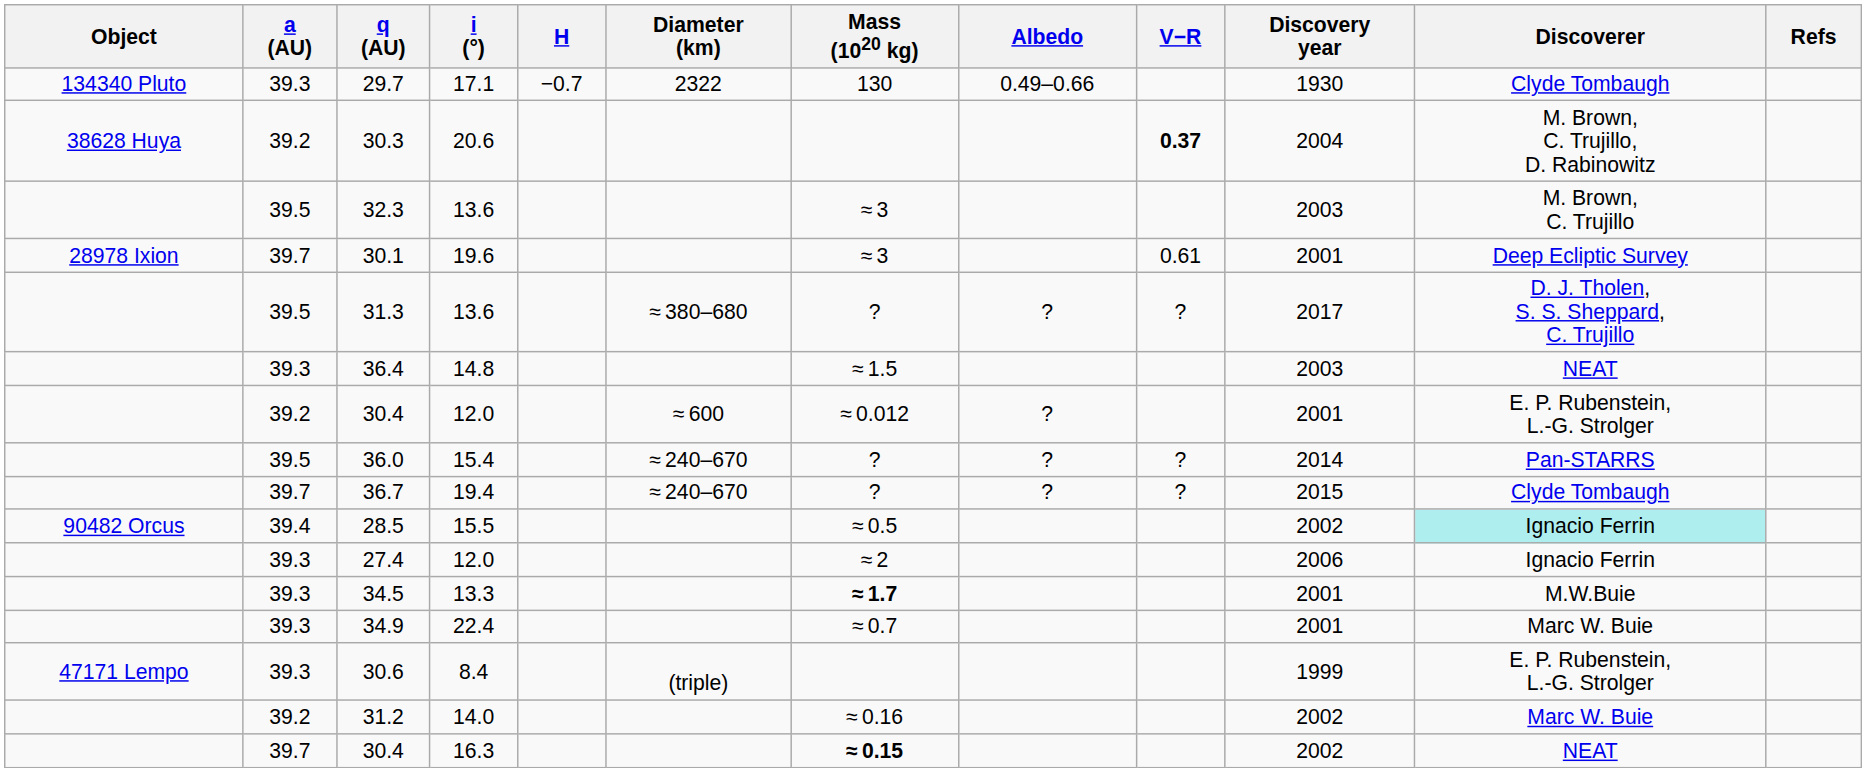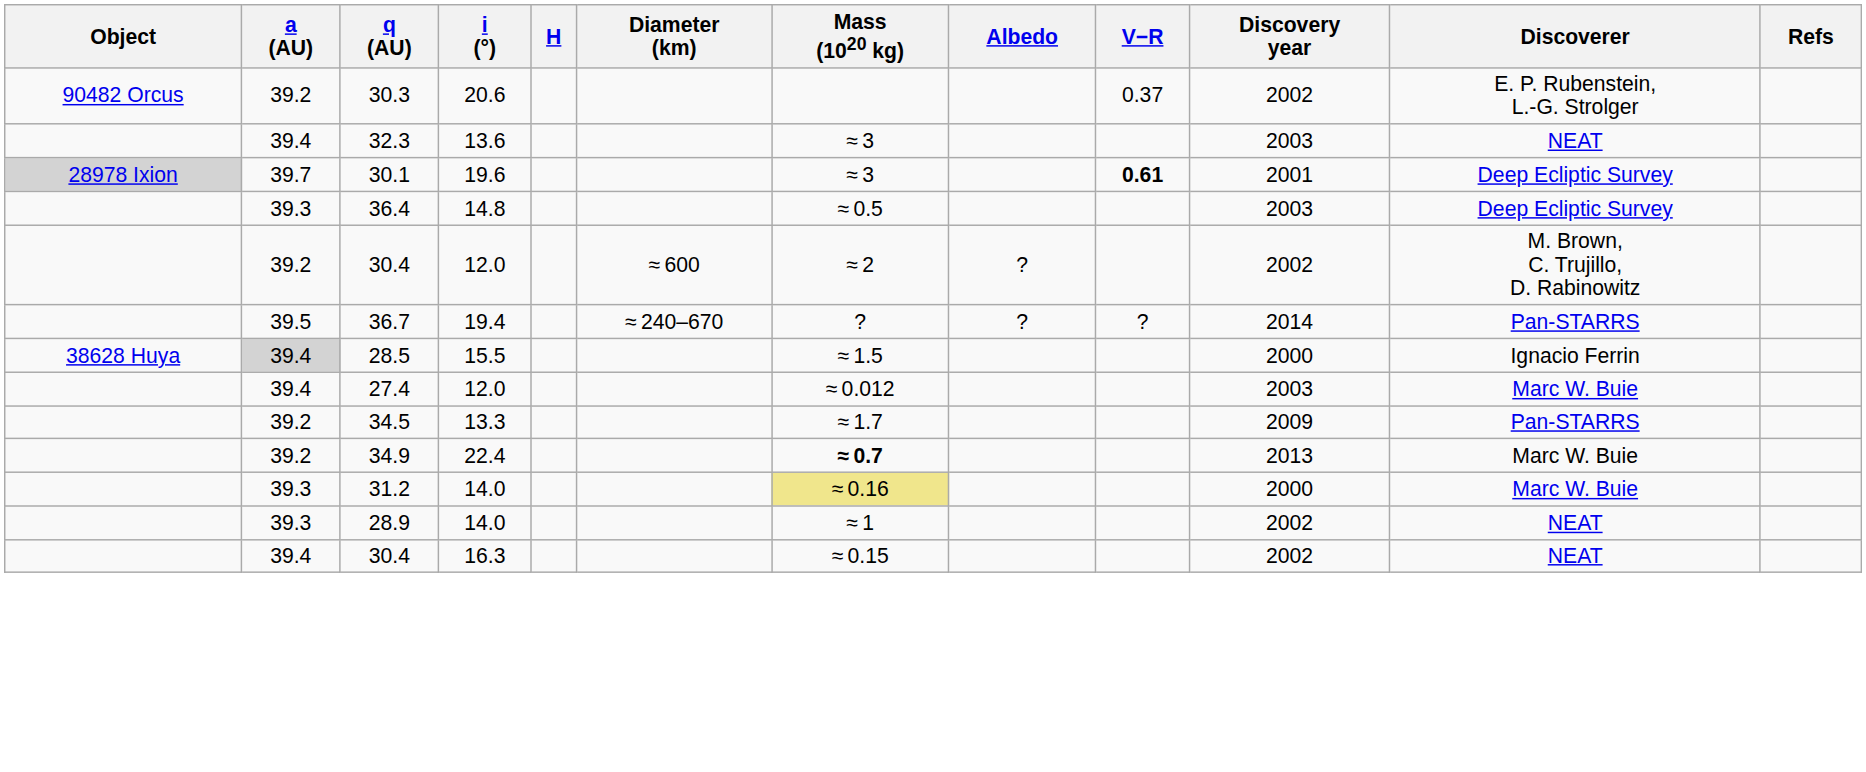- row: (383, 84)
(124, 141) 38628 Huya -> (123, 96) 90482 Orcus
(1180, 141) bold -> (1143, 96) normal
(1320, 141) 2004 -> (1290, 96) 2002
(1590, 141) M. Brown, C. Trujillo, D. Rabinowitz -> (1575, 96) E. P. Rubenstein, L.-G. Strolger
(290, 210) 39.5 -> (291, 141) 39.4
(1590, 210) M. Brown, C. Trujillo -> (1575, 141) NEAT
(124, 255) no background -> (123, 175) lightgrey background
(1180, 255) normal -> (1143, 175) bold
- row: (383, 312)
(875, 369) ≈ 1.5 -> (860, 208) ≈ 0.5
(1590, 369) NEAT -> (1575, 208) Deep Ecliptic Survey
(875, 414) ≈ 0.012 -> (860, 265) ≈ 2
(1320, 414) 2001 -> (1290, 265) 2002
(1590, 414) E. P. Rubenstein, L.-G. Strolger -> (1575, 265) M. Brown, C. Trujillo, D. Rabinowitz
- row: (383, 460)
(290, 493) 39.7 -> (291, 322) 39.5
(1320, 493) 2015 -> (1290, 322) 2014
(1590, 493) Clyde Tombaugh -> (1575, 322) Pan-STARRS
(124, 526) 90482 Orcus -> (123, 356) 38628 Huya
(290, 526) no background -> (291, 356) lightgrey background
(875, 526) ≈ 0.5 -> (860, 356) ≈ 1.5
(1320, 526) 2002 -> (1290, 356) 2000
(1590, 526) paleturquoise background -> (1575, 356) no background
(290, 560) 39.3 -> (291, 389) 39.4
(875, 560) ≈ 2 -> (860, 389) ≈ 0.012
(1320, 560) 2006 -> (1290, 389) 2003
(1590, 560) Ignacio Ferrin -> (1575, 389) Marc W. Buie
(290, 593) 39.3 -> (291, 422) 39.2
(875, 593) bold -> (860, 422) normal
(1320, 593) 2001 -> (1290, 422) 2009
(1590, 593) M.W.Buie -> (1575, 422) Pan-STARRS
(290, 627) 39.3 -> (291, 456) 39.2
(875, 627) normal -> (860, 456) bold
(1320, 627) 2001 -> (1290, 456) 2013
- row: (383, 672)
(290, 717) 39.2 -> (291, 489) 39.3
(875, 717) no background -> (860, 489) khaki background
(1320, 717) 2002 -> (1290, 489) 2000
+ row: (389, 523)
(290, 751) 39.7 -> (291, 556) 39.4
(875, 751) bold -> (860, 556) normal
